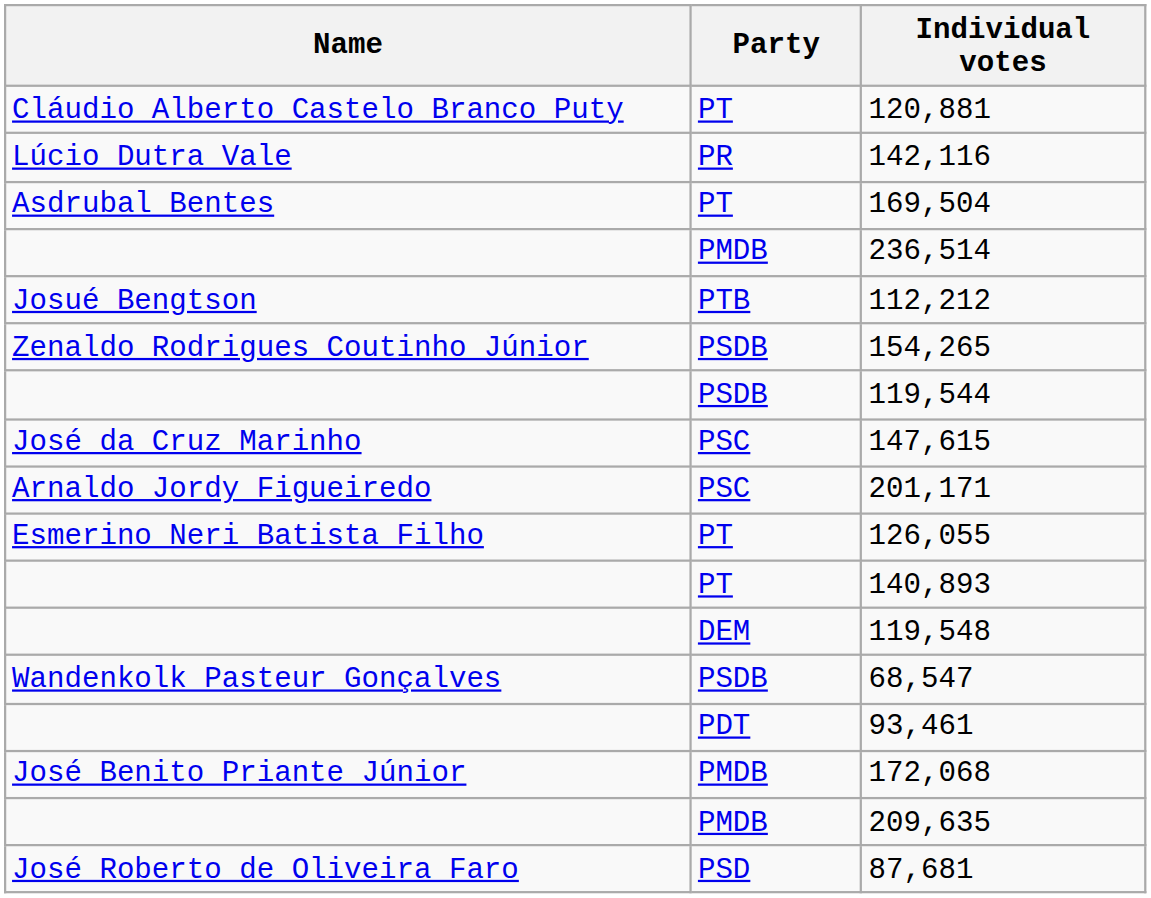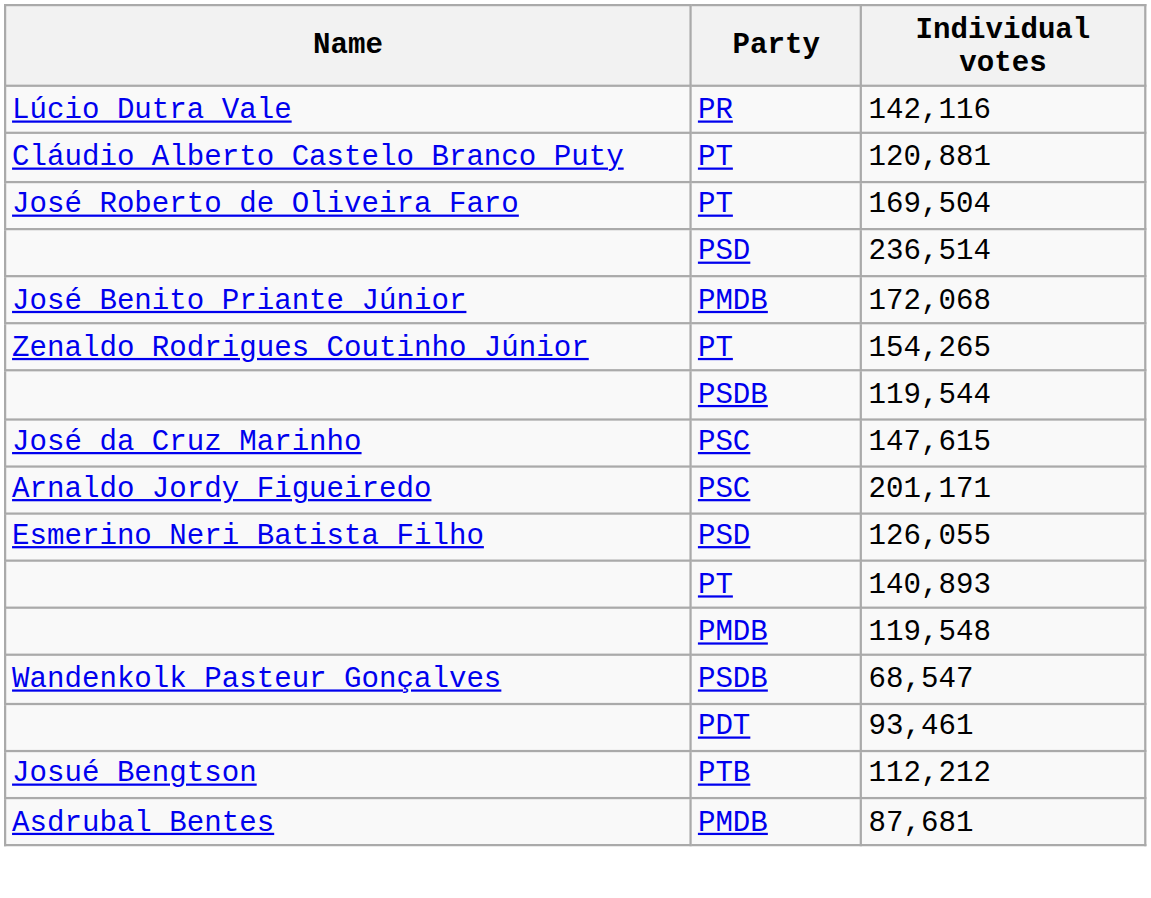rows swapped: (930, 157) <-> (930, 110)
(143, 205) Asdrubal Bentes -> (265, 205) José Roberto de Oliveira Faro
(733, 252) PMDB -> (724, 252) PSD
rows swapped: (930, 774) <-> (930, 300)
(733, 347) PSDB -> (715, 347) PT
(715, 537) PT -> (724, 537) PSD
(724, 632) DEM -> (733, 632) PMDB
- row: (930, 822)
(265, 869) José Roberto de Oliveira Faro -> (143, 822) Asdrubal Bentes
(724, 869) PSD -> (733, 822) PMDB
